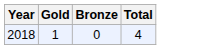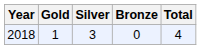+ column: (93, 15)
